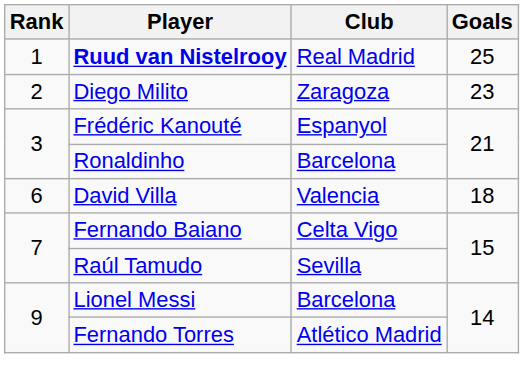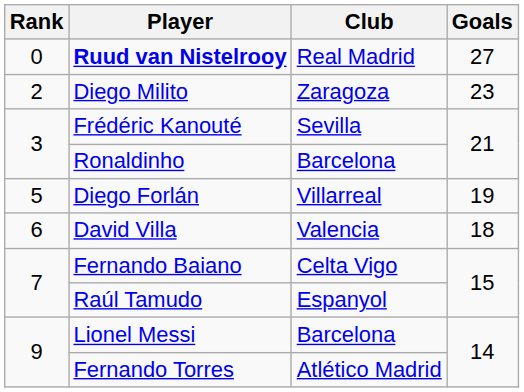(37, 56) 1 -> (37, 56) 0
(482, 56) 25 -> (482, 56) 27
(342, 126) Espanyol -> (329, 126) Sevilla
+ row: (136, 195)
(329, 265) Sevilla -> (342, 299) Espanyol
